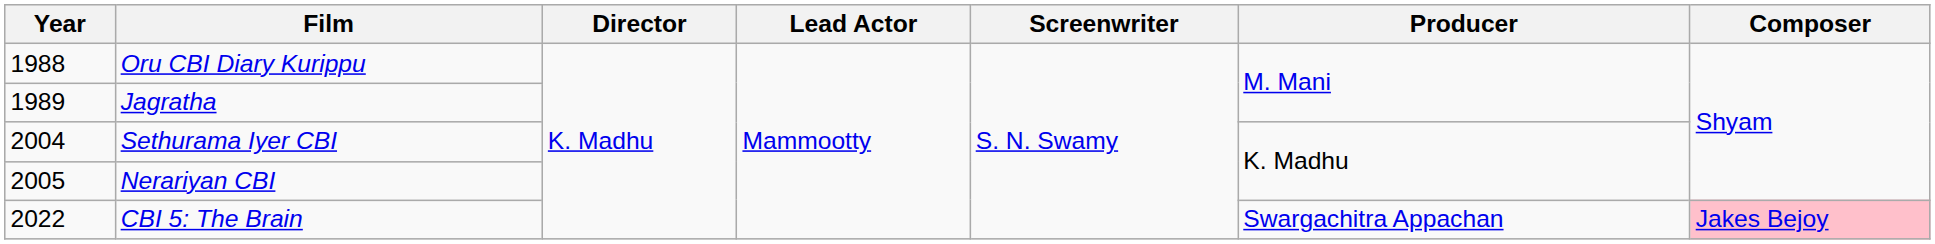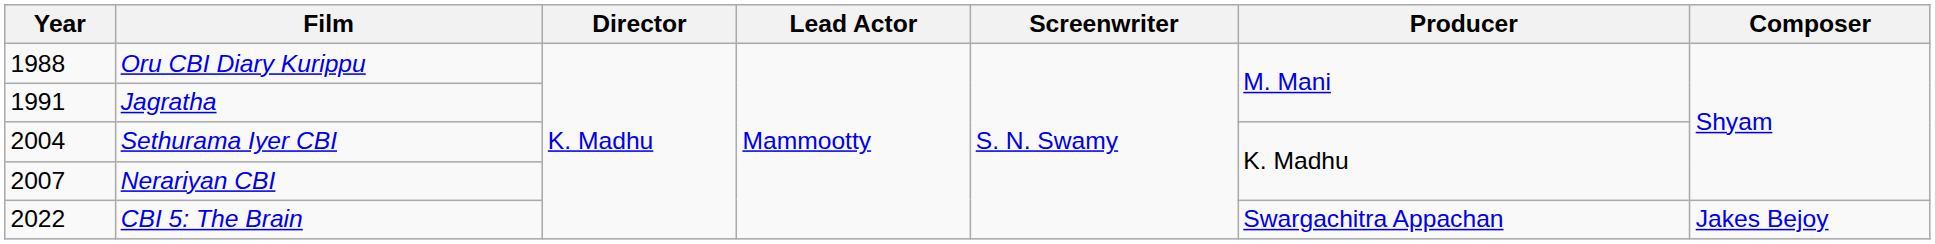(38, 102) 1989 -> (38, 102) 1991
(38, 180) 2005 -> (38, 180) 2007
(1762, 219) pink background -> (1762, 219) no background
